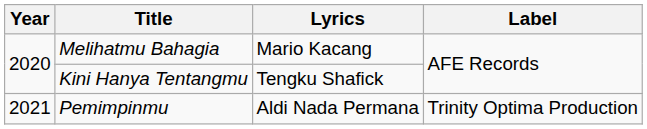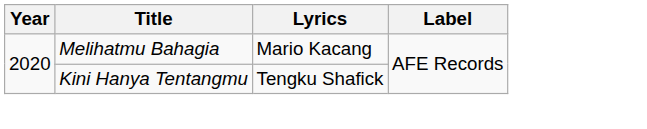- row: (114, 108)
